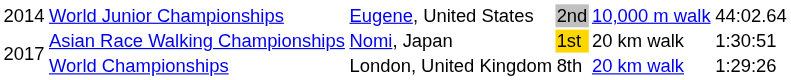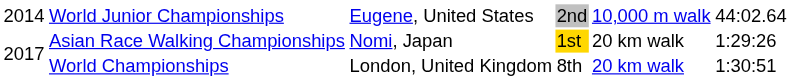(746, 41) 1:30:51 -> (746, 41) 1:29:26
(746, 66) 1:29:26 -> (746, 66) 1:30:51
